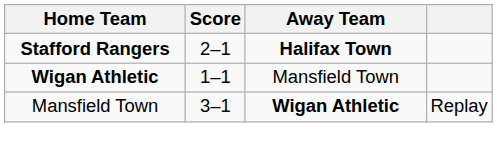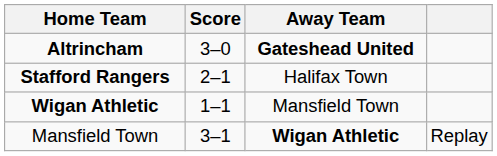+ row: (95, 48)
(336, 48) bold -> (336, 77) normal
